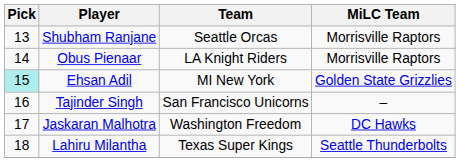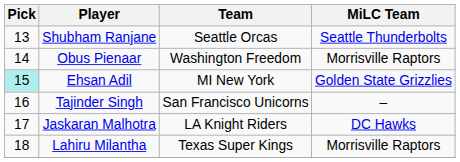(383, 37) Morrisville Raptors -> (383, 37) Seattle Thunderbolts
(236, 59) LA Knight Riders -> (236, 59) Washington Freedom
(236, 124) Washington Freedom -> (236, 124) LA Knight Riders
(383, 146) Seattle Thunderbolts -> (383, 146) Morrisville Raptors
